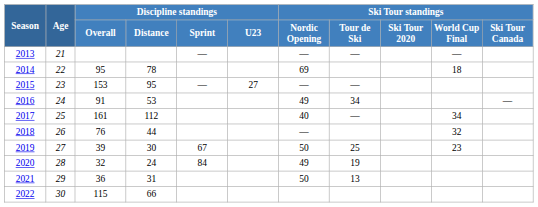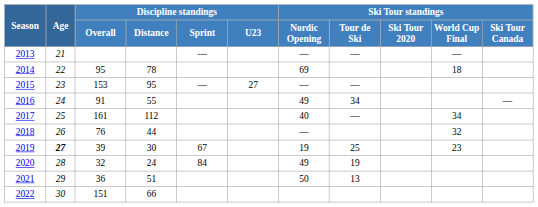(151, 101) 53 -> (151, 101) 55
(60, 147) normal -> (60, 147) bold
(304, 147) 50 -> (304, 147) 19
(151, 179) 31 -> (151, 179) 51
(101, 194) 115 -> (101, 194) 151
